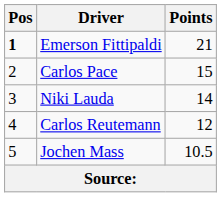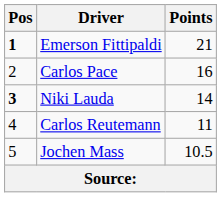(204, 71) 15 -> (204, 71) 16
(12, 98) normal -> (12, 98) bold
(204, 125) 12 -> (205, 125) 11
